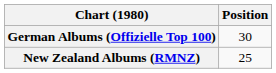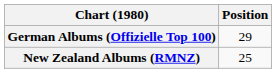(245, 36) 30 -> (245, 36) 29
